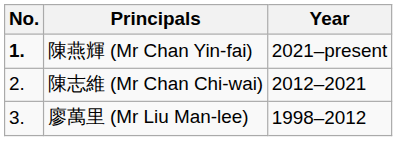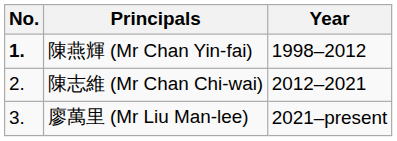(330, 51) 2021–present -> (319, 51) 1998–2012
(319, 118) 1998–2012 -> (330, 118) 2021–present
